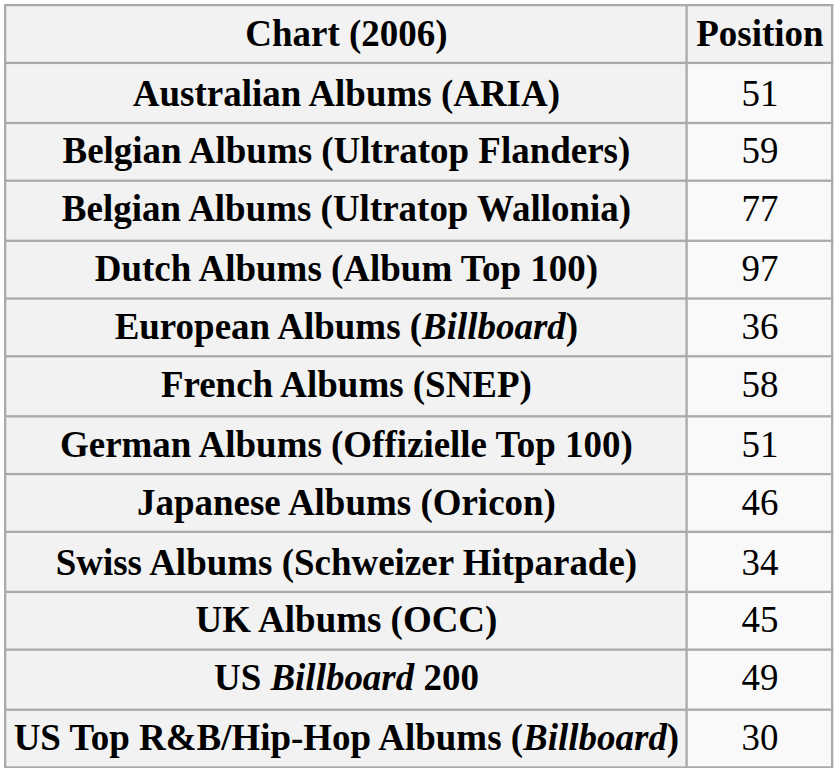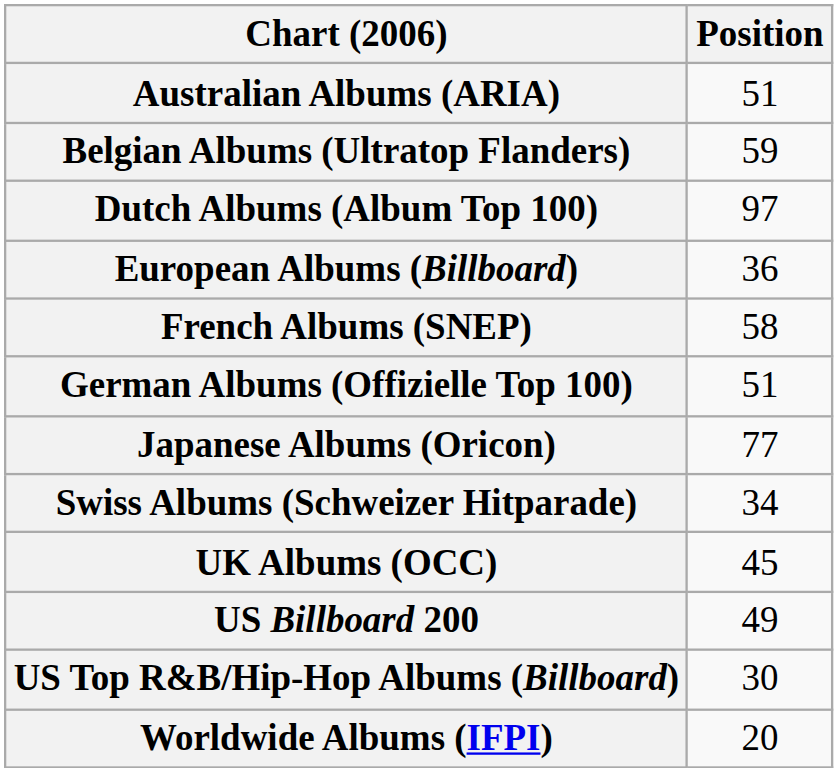- row: (346, 209)
(760, 502) 46 -> (760, 444) 77
+ row: (346, 737)
